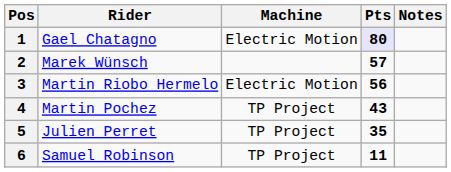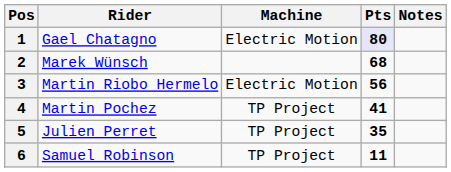(378, 63) 57 -> (378, 63) 68
(378, 109) 43 -> (378, 109) 41
